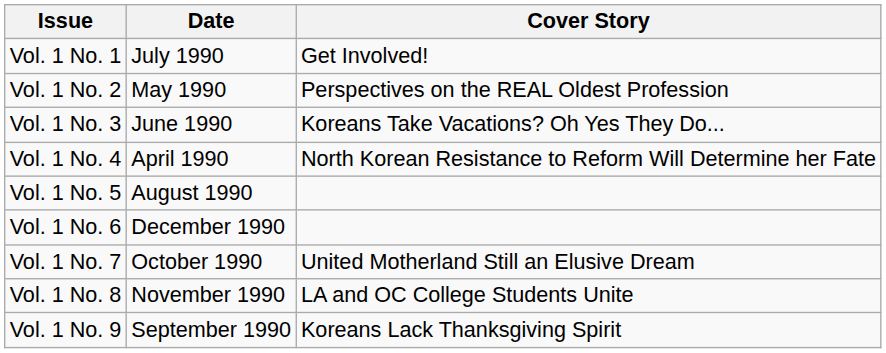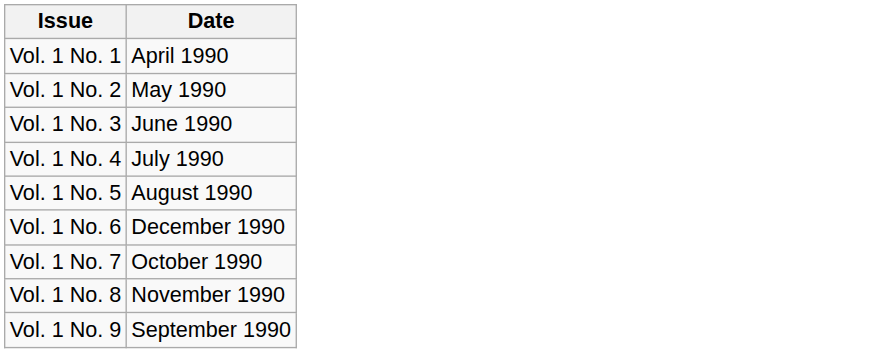- column: (588, 21)
(178, 55) July 1990 -> (180, 55) April 1990
(180, 158) April 1990 -> (178, 158) July 1990
